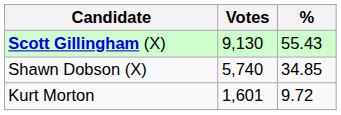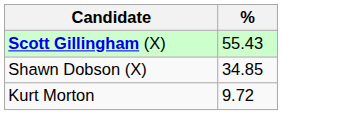- column: (248, 17)
